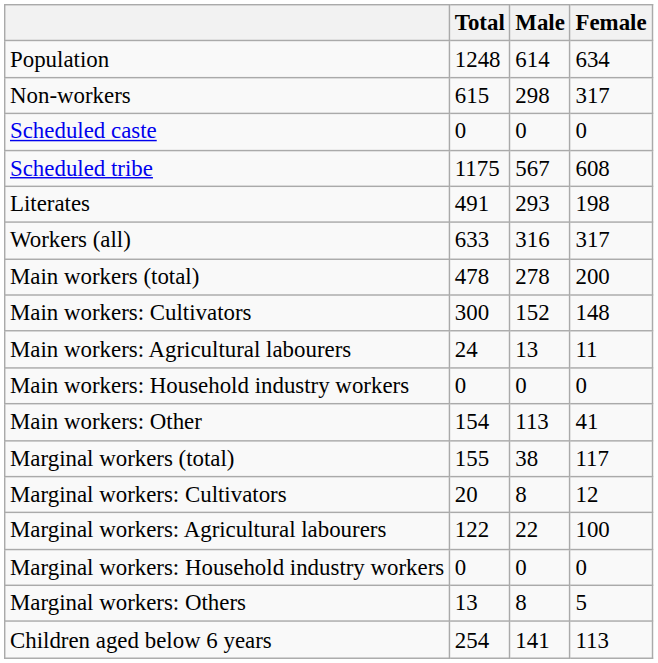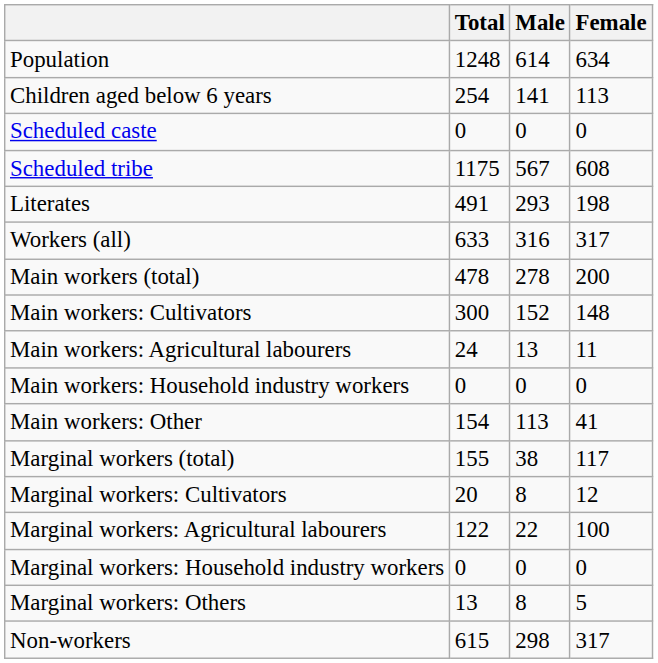rows swapped: (141, 639) <-> (70, 95)
